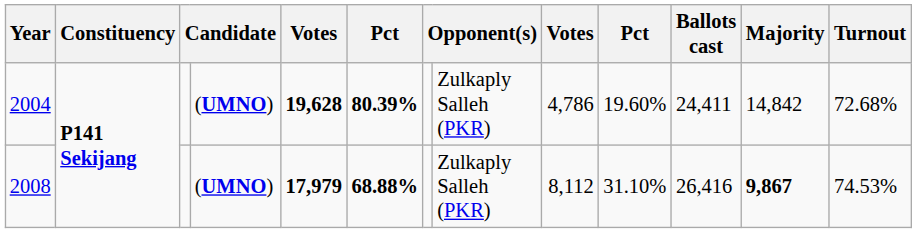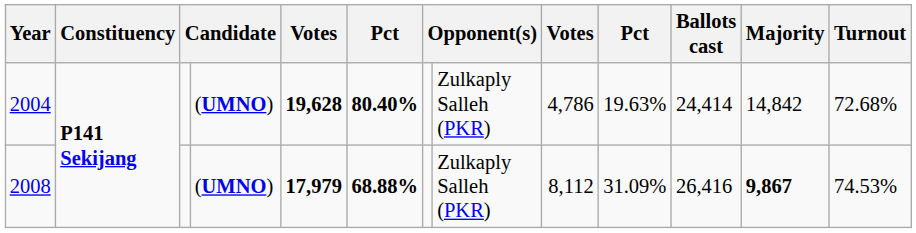(385, 103) 80.39% -> (385, 103) 80.40%
(635, 103) 19.60% -> (635, 103) 19.63%
(704, 103) 24,411 -> (704, 103) 24,414
(635, 186) 31.10% -> (635, 186) 31.09%
